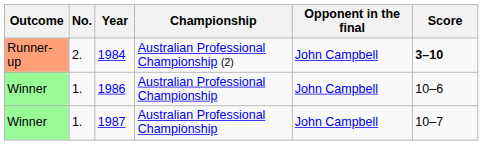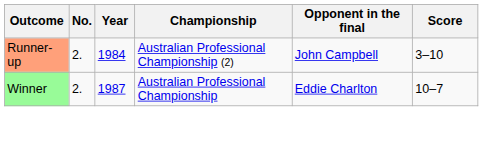(429, 55) bold -> (429, 55) normal
- row: (112, 89)
(77, 122) 1. -> (77, 89) 2.
(336, 122) John Campbell -> (336, 89) Eddie Charlton
